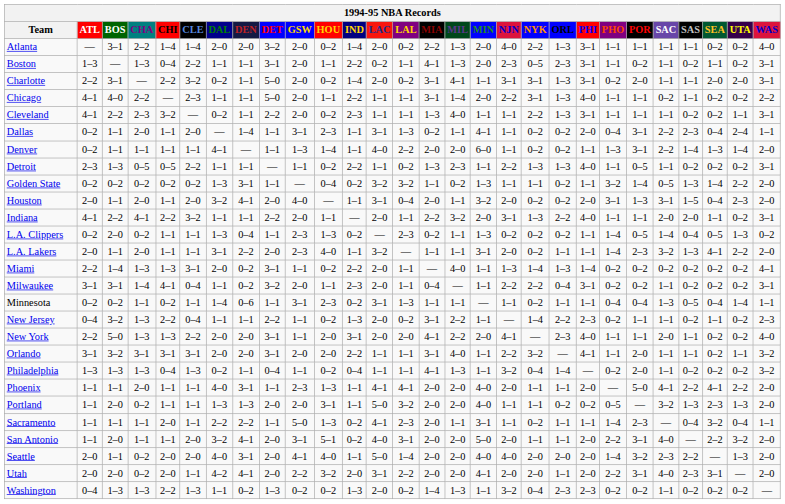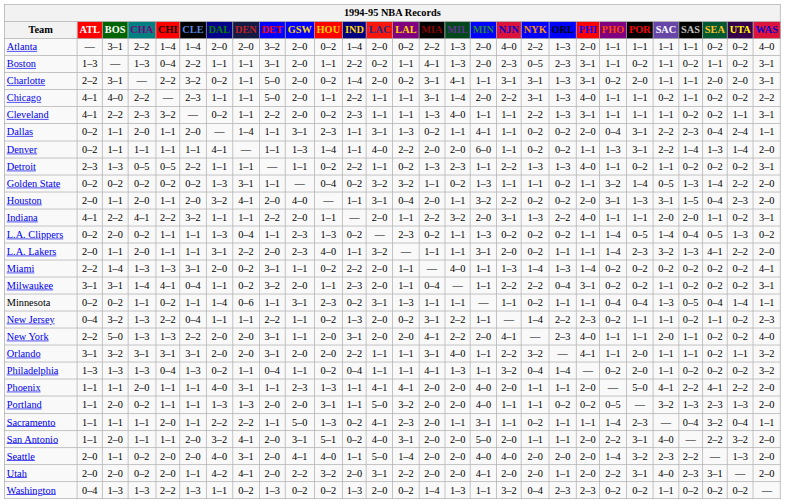(588, 47) 3–1 -> (588, 47) 2–0
(640, 166) 0–5 -> (640, 166) 0–2
(509, 200) 2–0 -> (509, 200) 2–2
